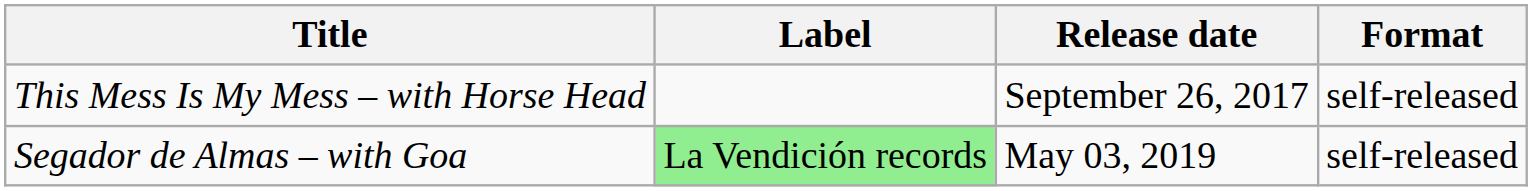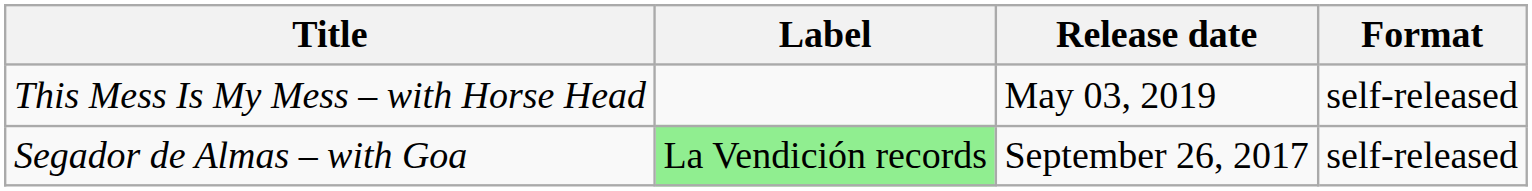(1157, 94) September 26, 2017 -> (1110, 94) May 03, 2019
(1110, 154) May 03, 2019 -> (1157, 154) September 26, 2017
